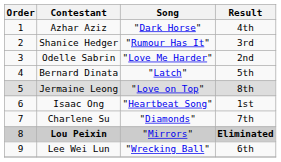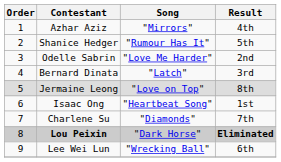(168, 27) "Dark Horse" -> (168, 27) "Mirrors"
(245, 42) 3rd -> (245, 42) 5th
(245, 73) 5th -> (245, 73) 3rd
(168, 134) "Mirrors" -> (168, 134) "Dark Horse"
